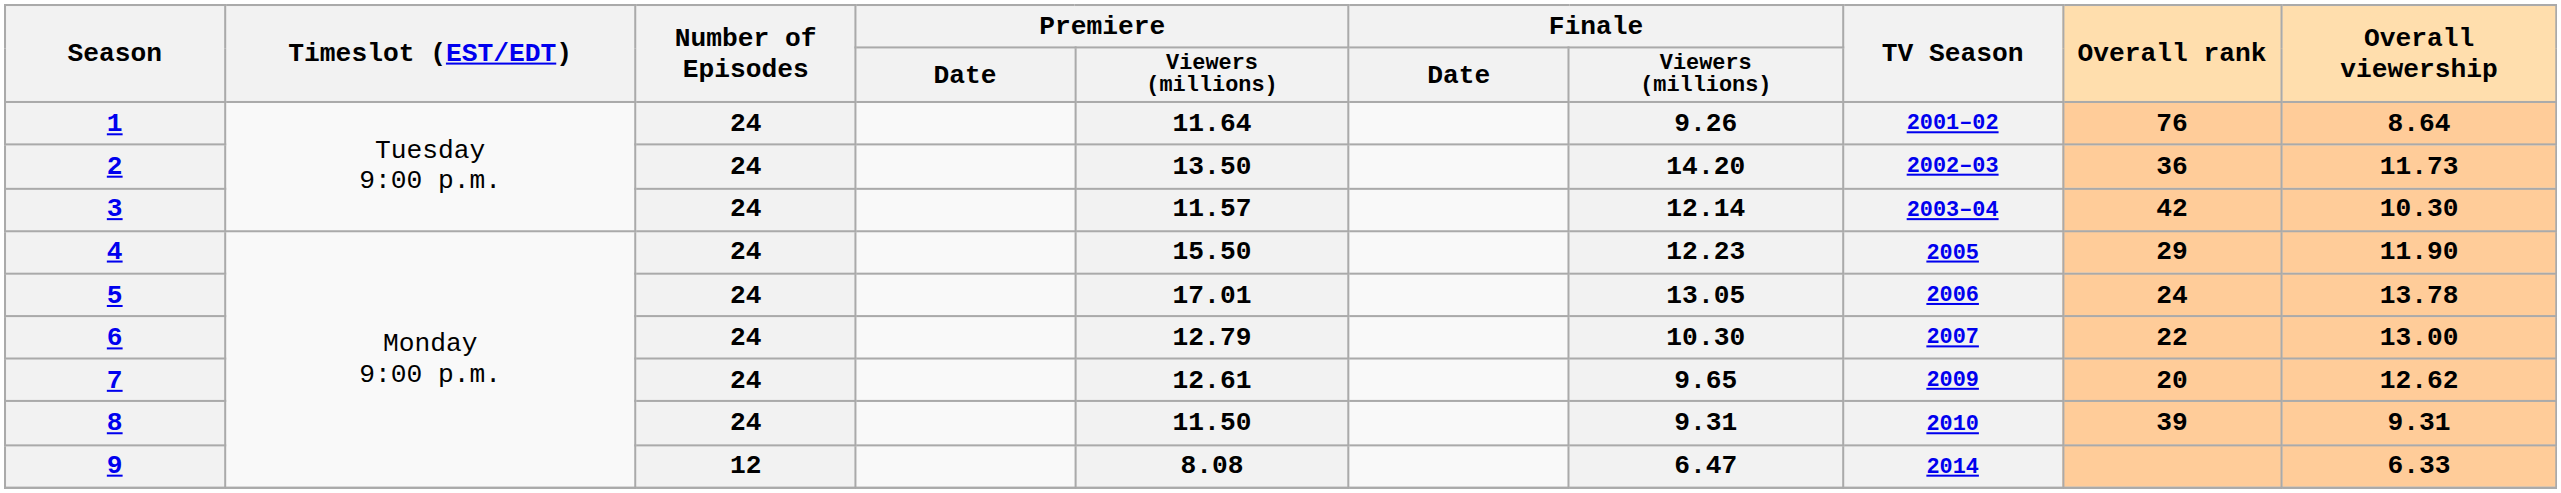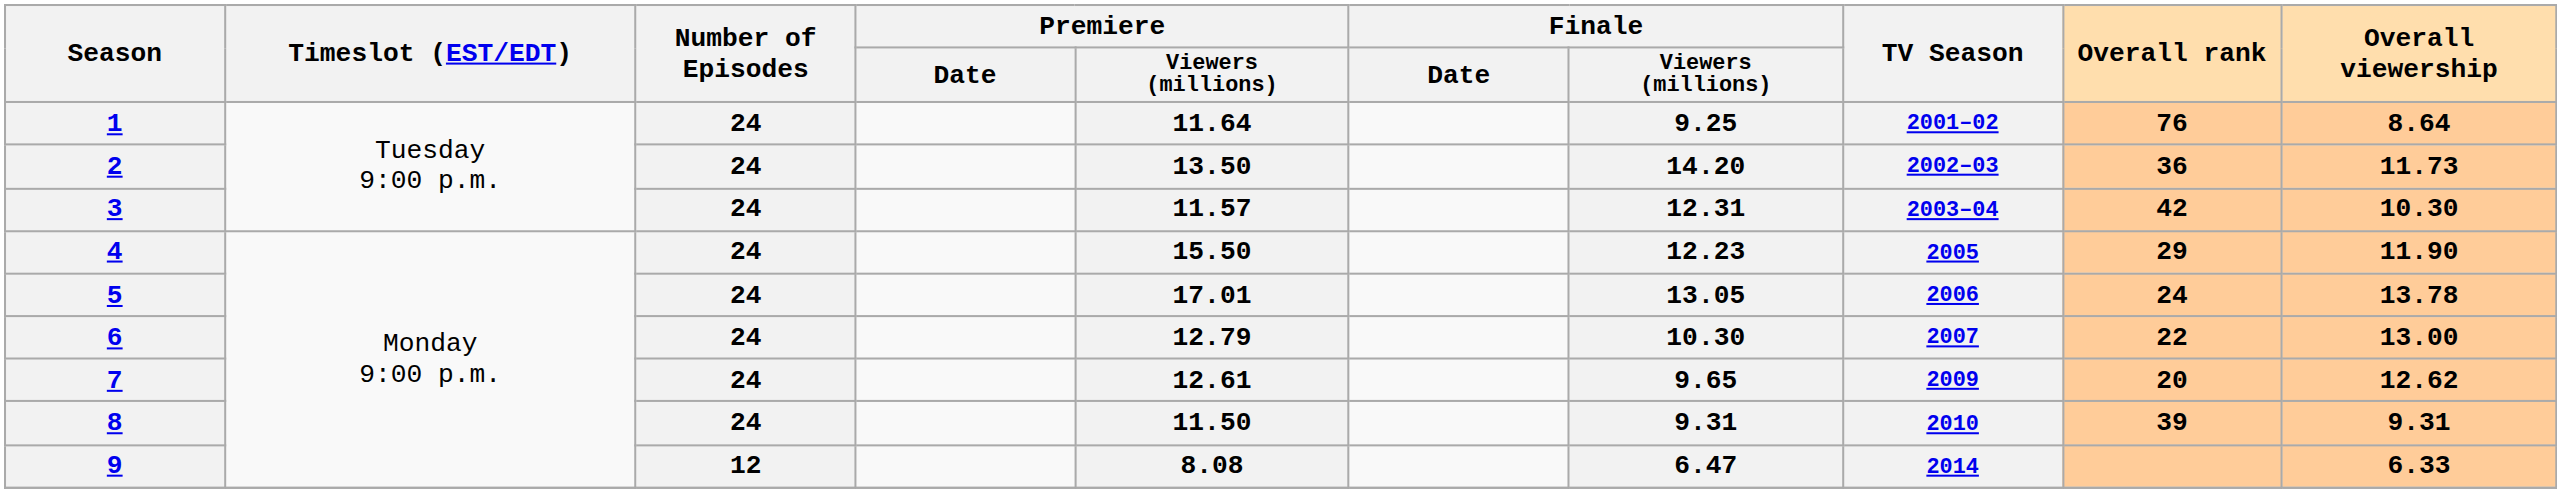(1706, 124) 9.26 -> (1706, 124) 9.25
(1706, 209) 12.14 -> (1706, 209) 12.31
